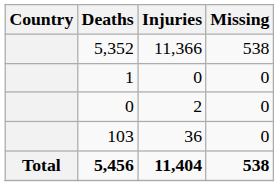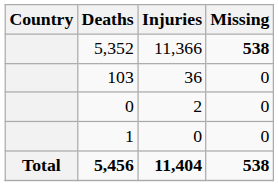(256, 48) normal -> (256, 48) bold
rows swapped: (120, 135) <-> (129, 77)
